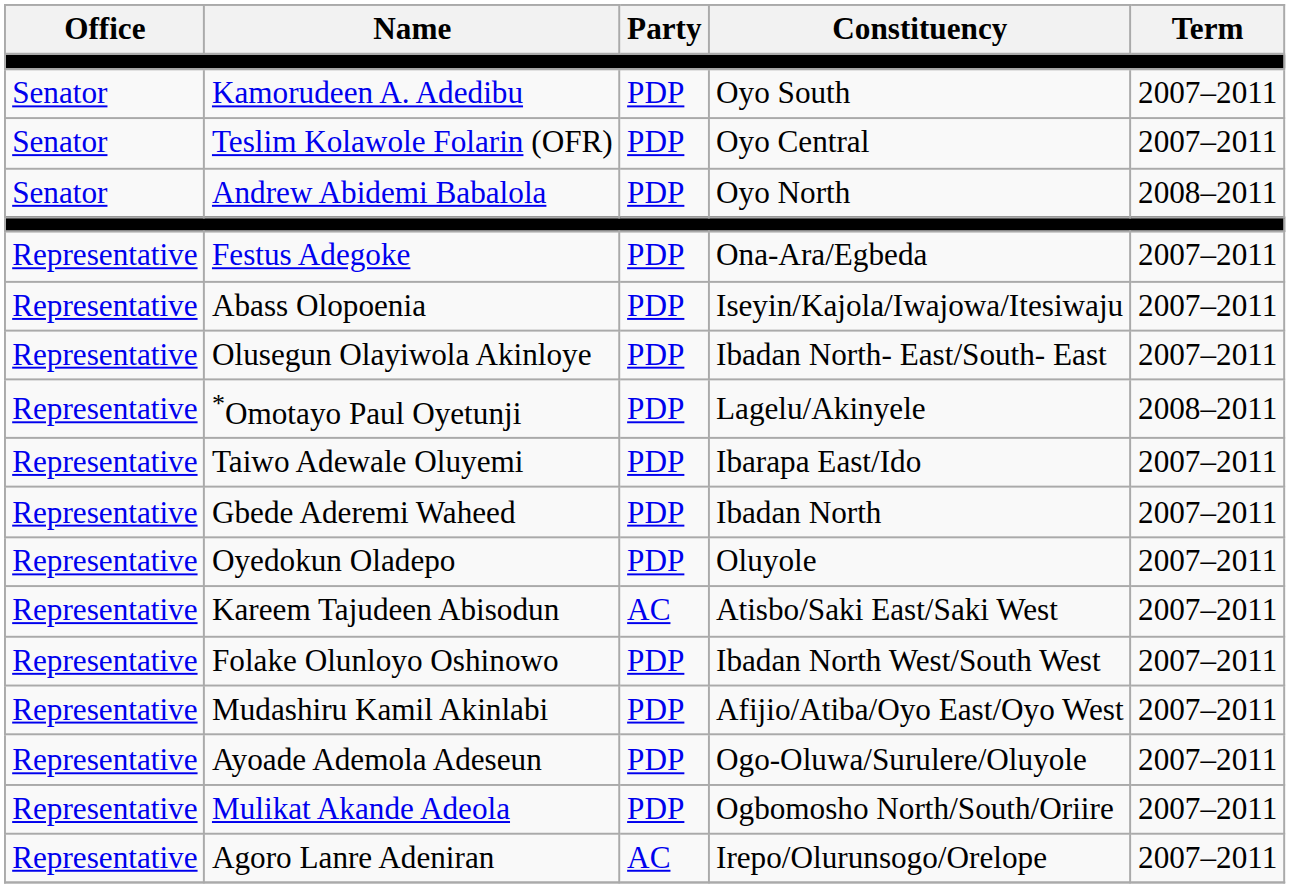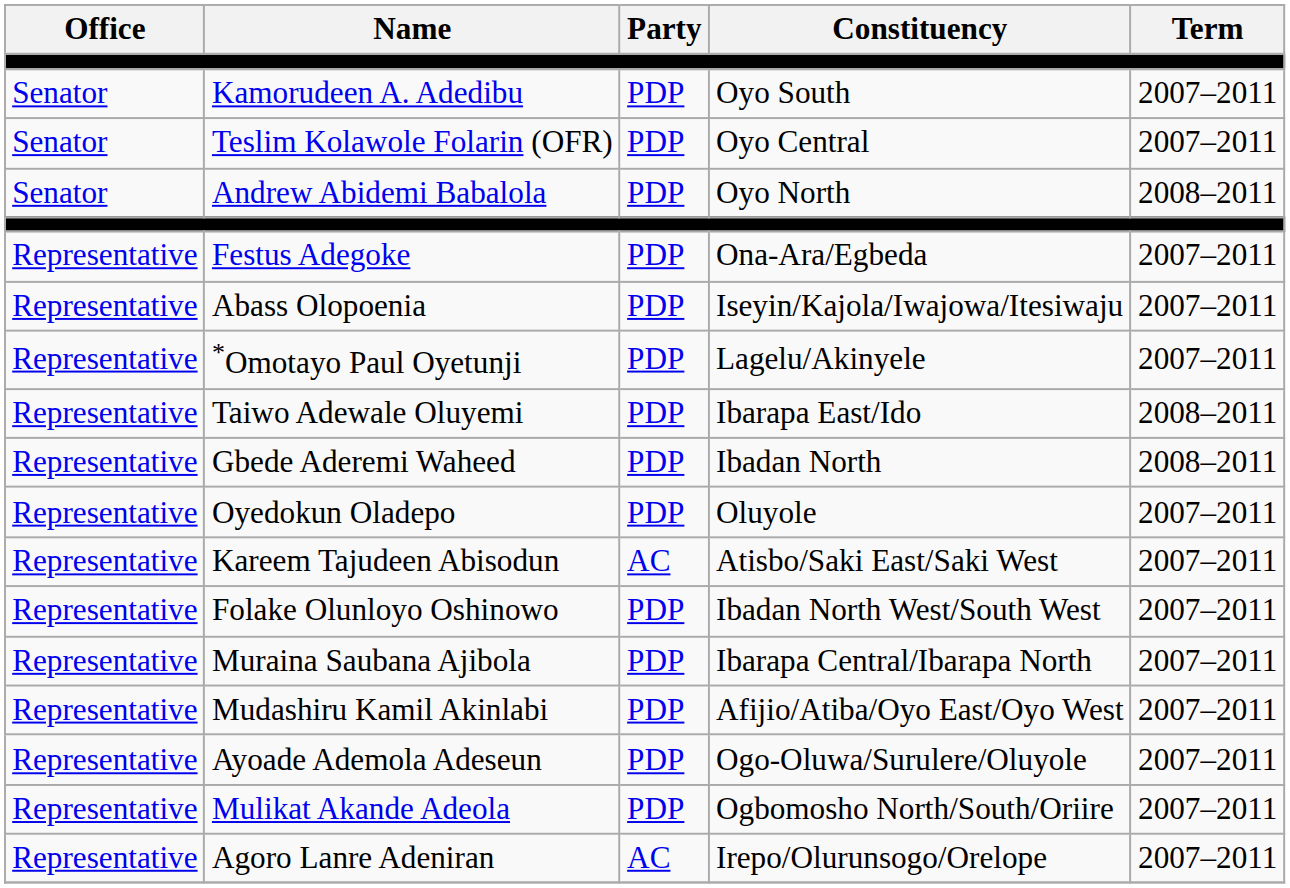- row: (402, 354)
(1208, 408) 2008–2011 -> (1208, 359) 2007–2011
(1208, 462) 2007–2011 -> (1208, 412) 2008–2011
(1208, 511) 2007–2011 -> (1208, 462) 2008–2011
+ row: (371, 660)
